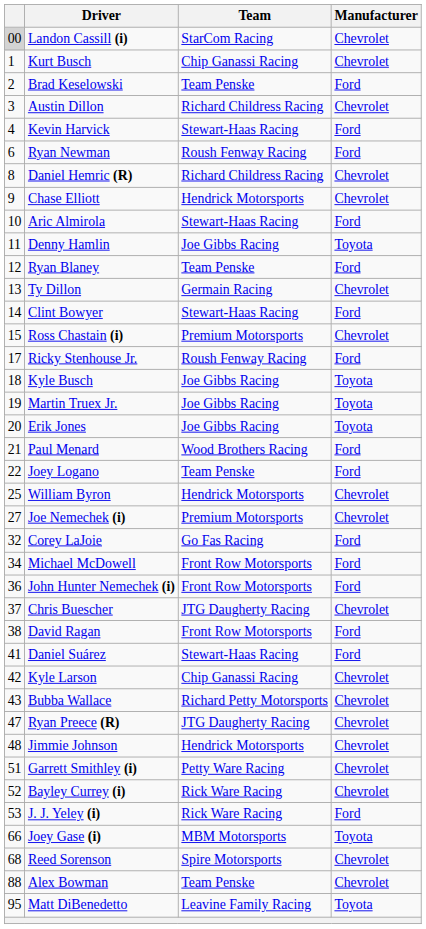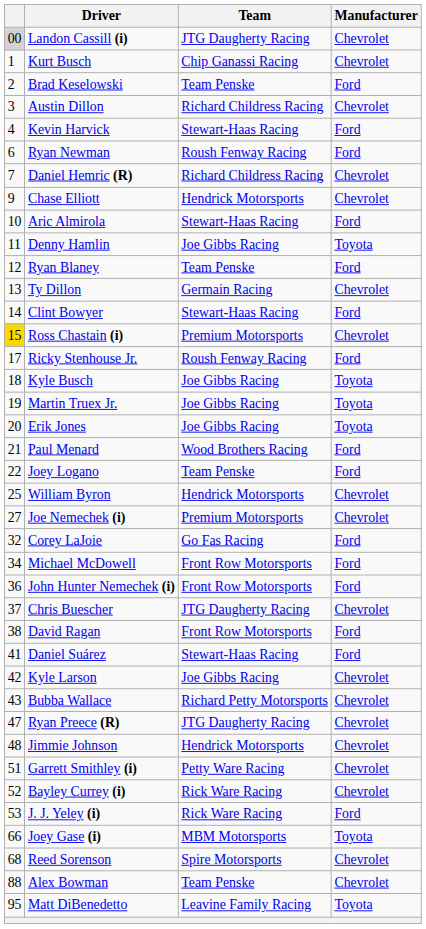(227, 38) StarCom Racing -> (245, 38) JTG Daugherty Racing
(11, 175) 8 -> (11, 175) 7
(15, 335) no background -> (15, 335) gold background
(240, 677) Chip Ganassi Racing -> (230, 677) Joe Gibbs Racing
